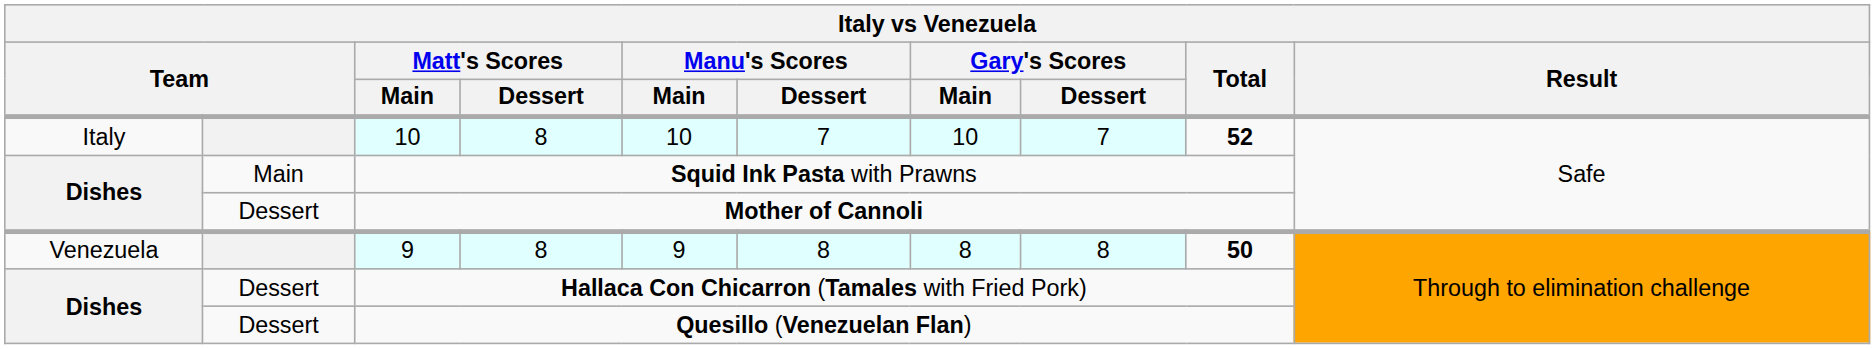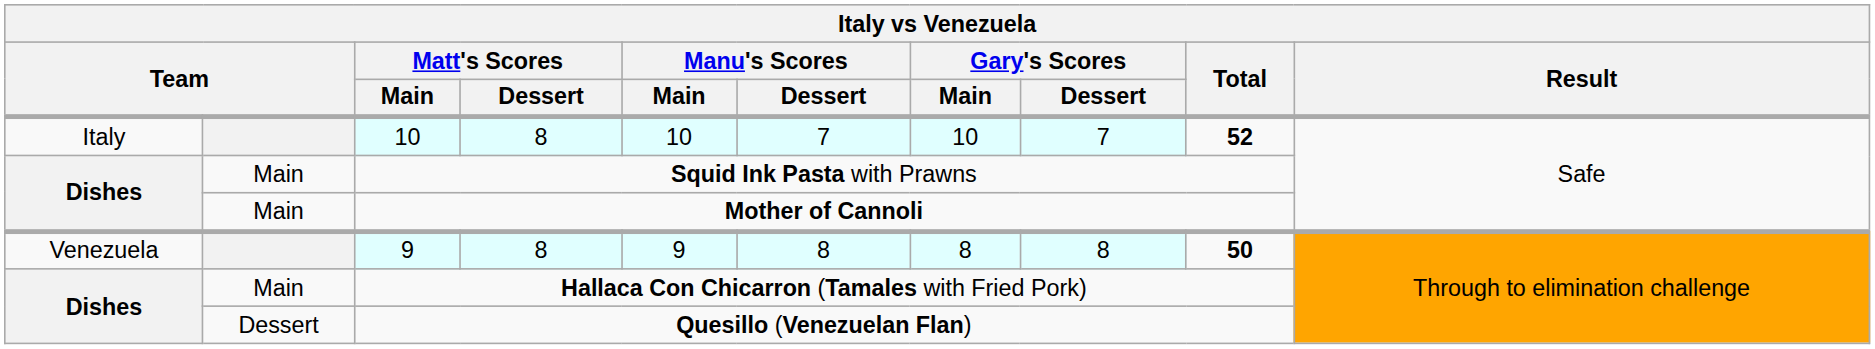(279, 211) Dessert -> (279, 211) Main
(279, 288) Dessert -> (279, 288) Main
